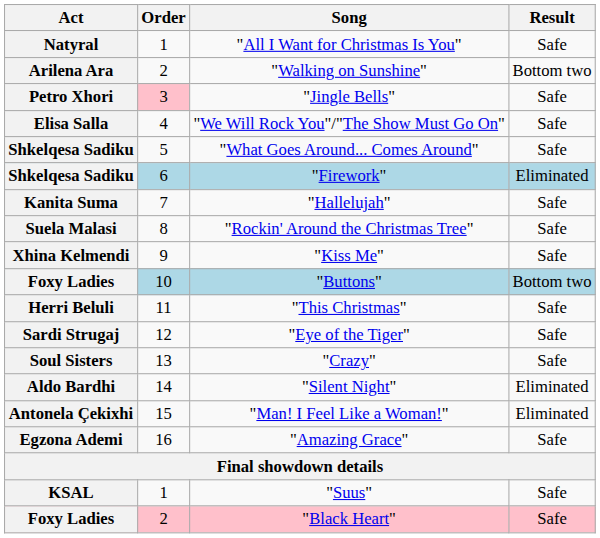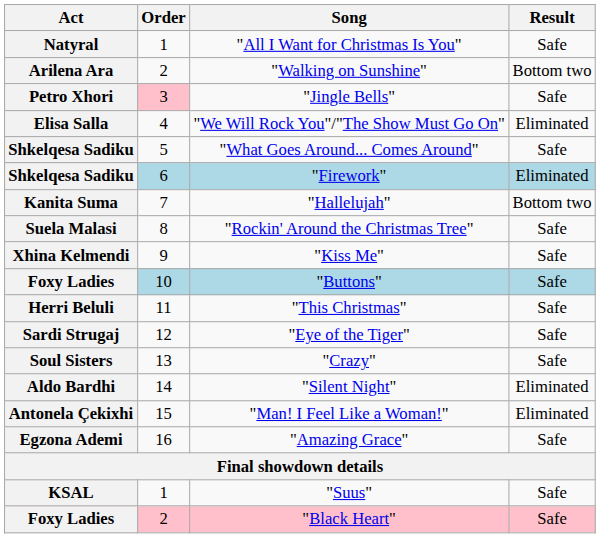(552, 123) Safe -> (552, 123) Eliminated
(552, 202) Safe -> (552, 202) Bottom two
(552, 281) Bottom two -> (552, 281) Safe
